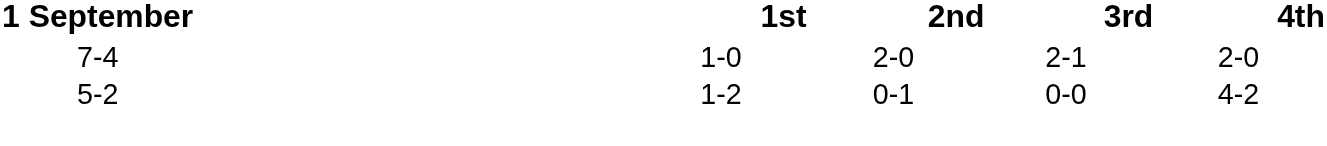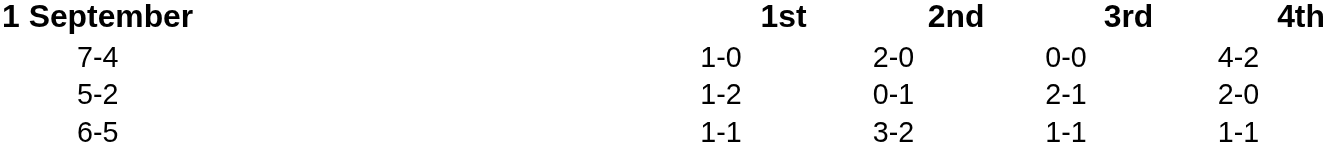(1066, 57) 2-1 -> (1066, 57) 0-0
(1238, 57) 2-0 -> (1238, 57) 4-2
(1066, 94) 0-0 -> (1066, 94) 2-1
(1238, 94) 4-2 -> (1238, 94) 2-0
+ row: (98, 132)
